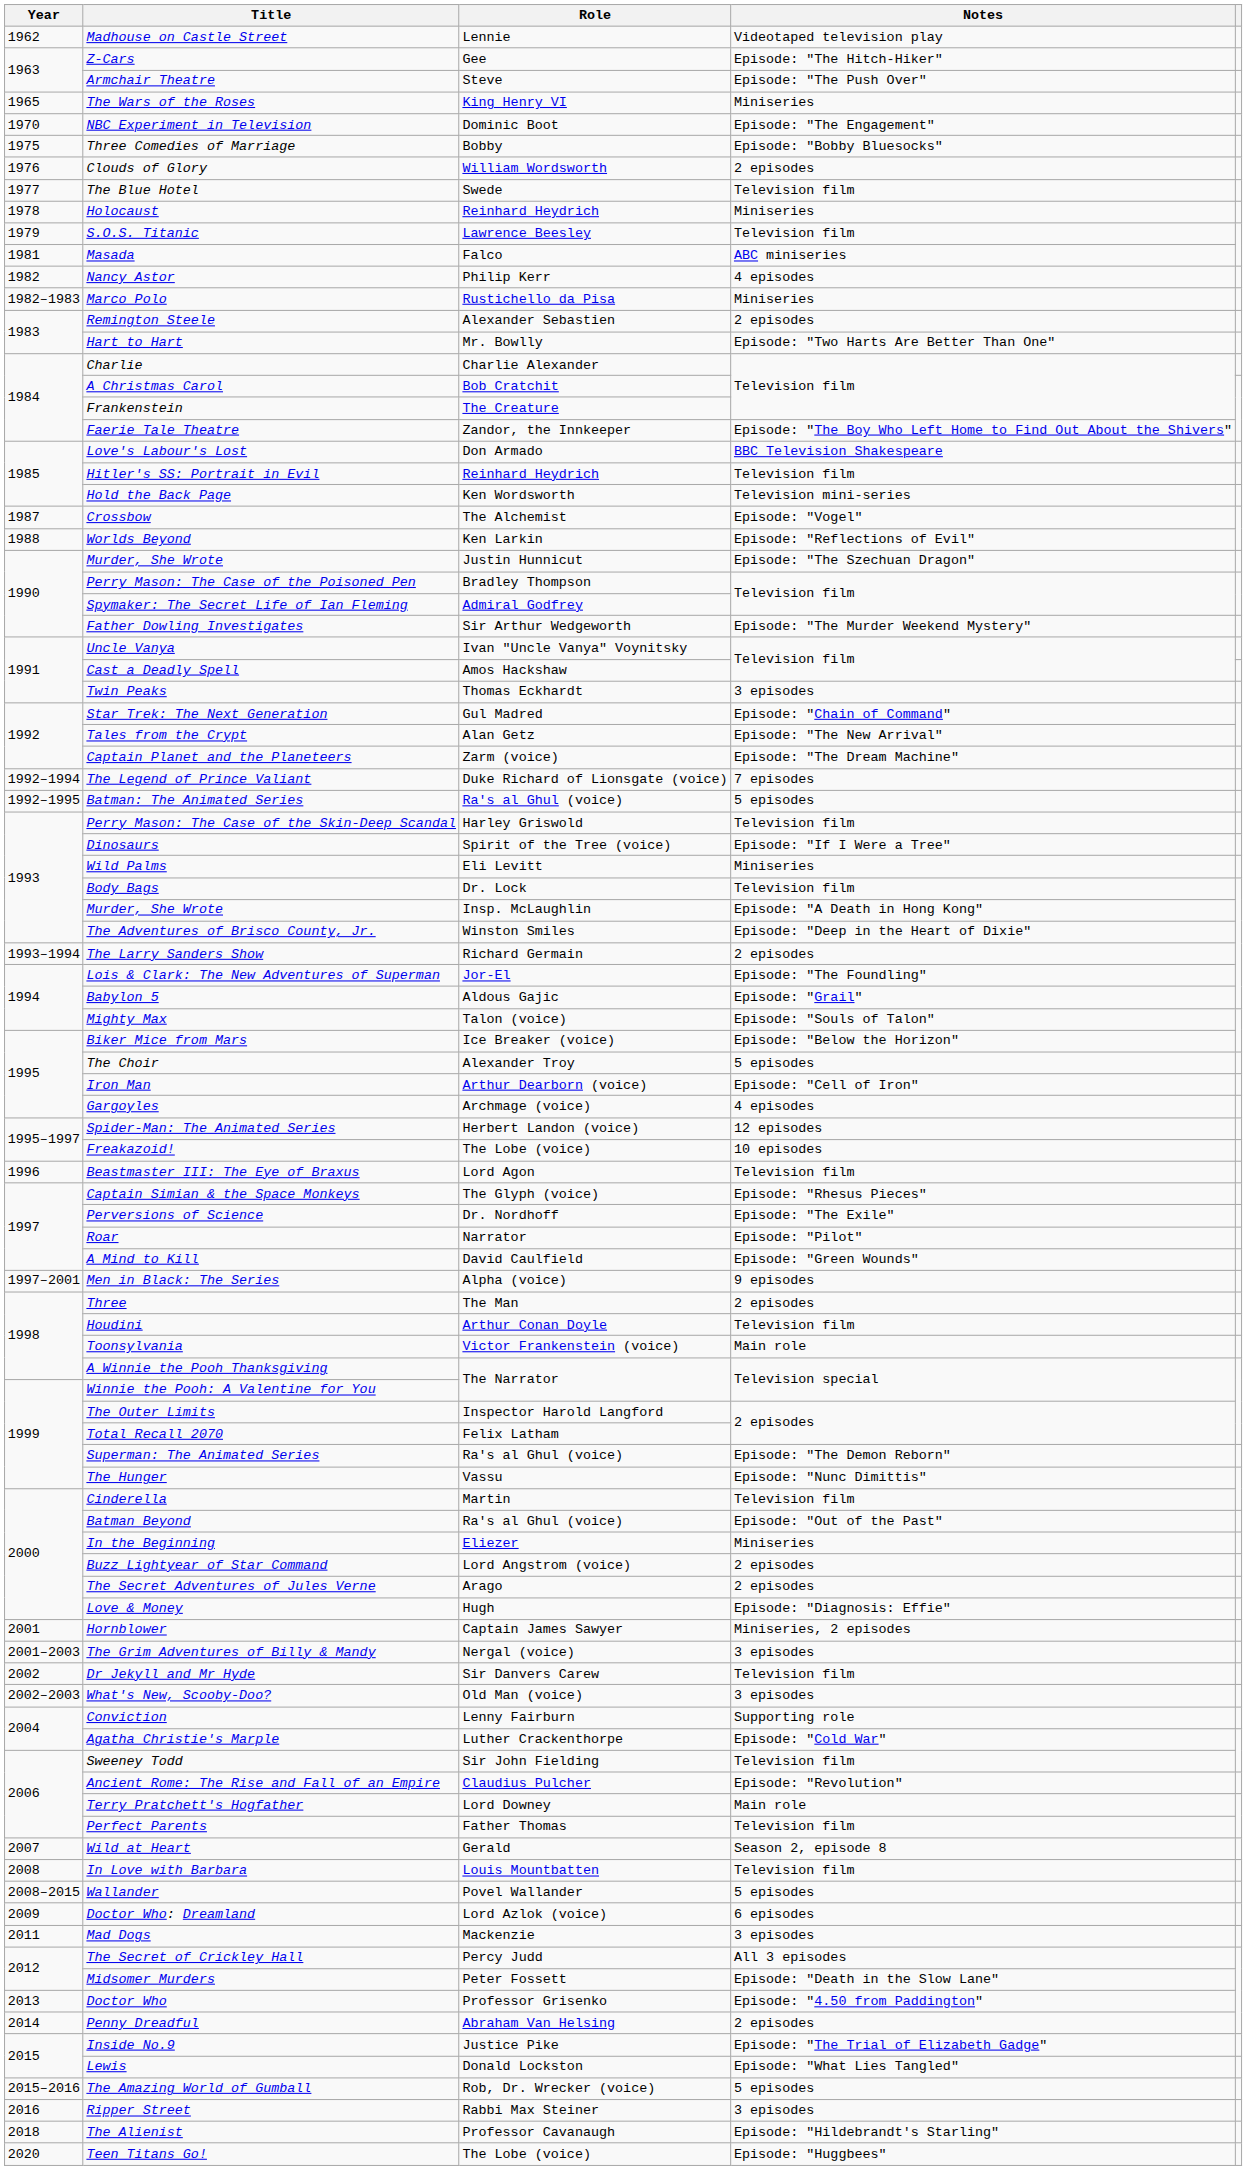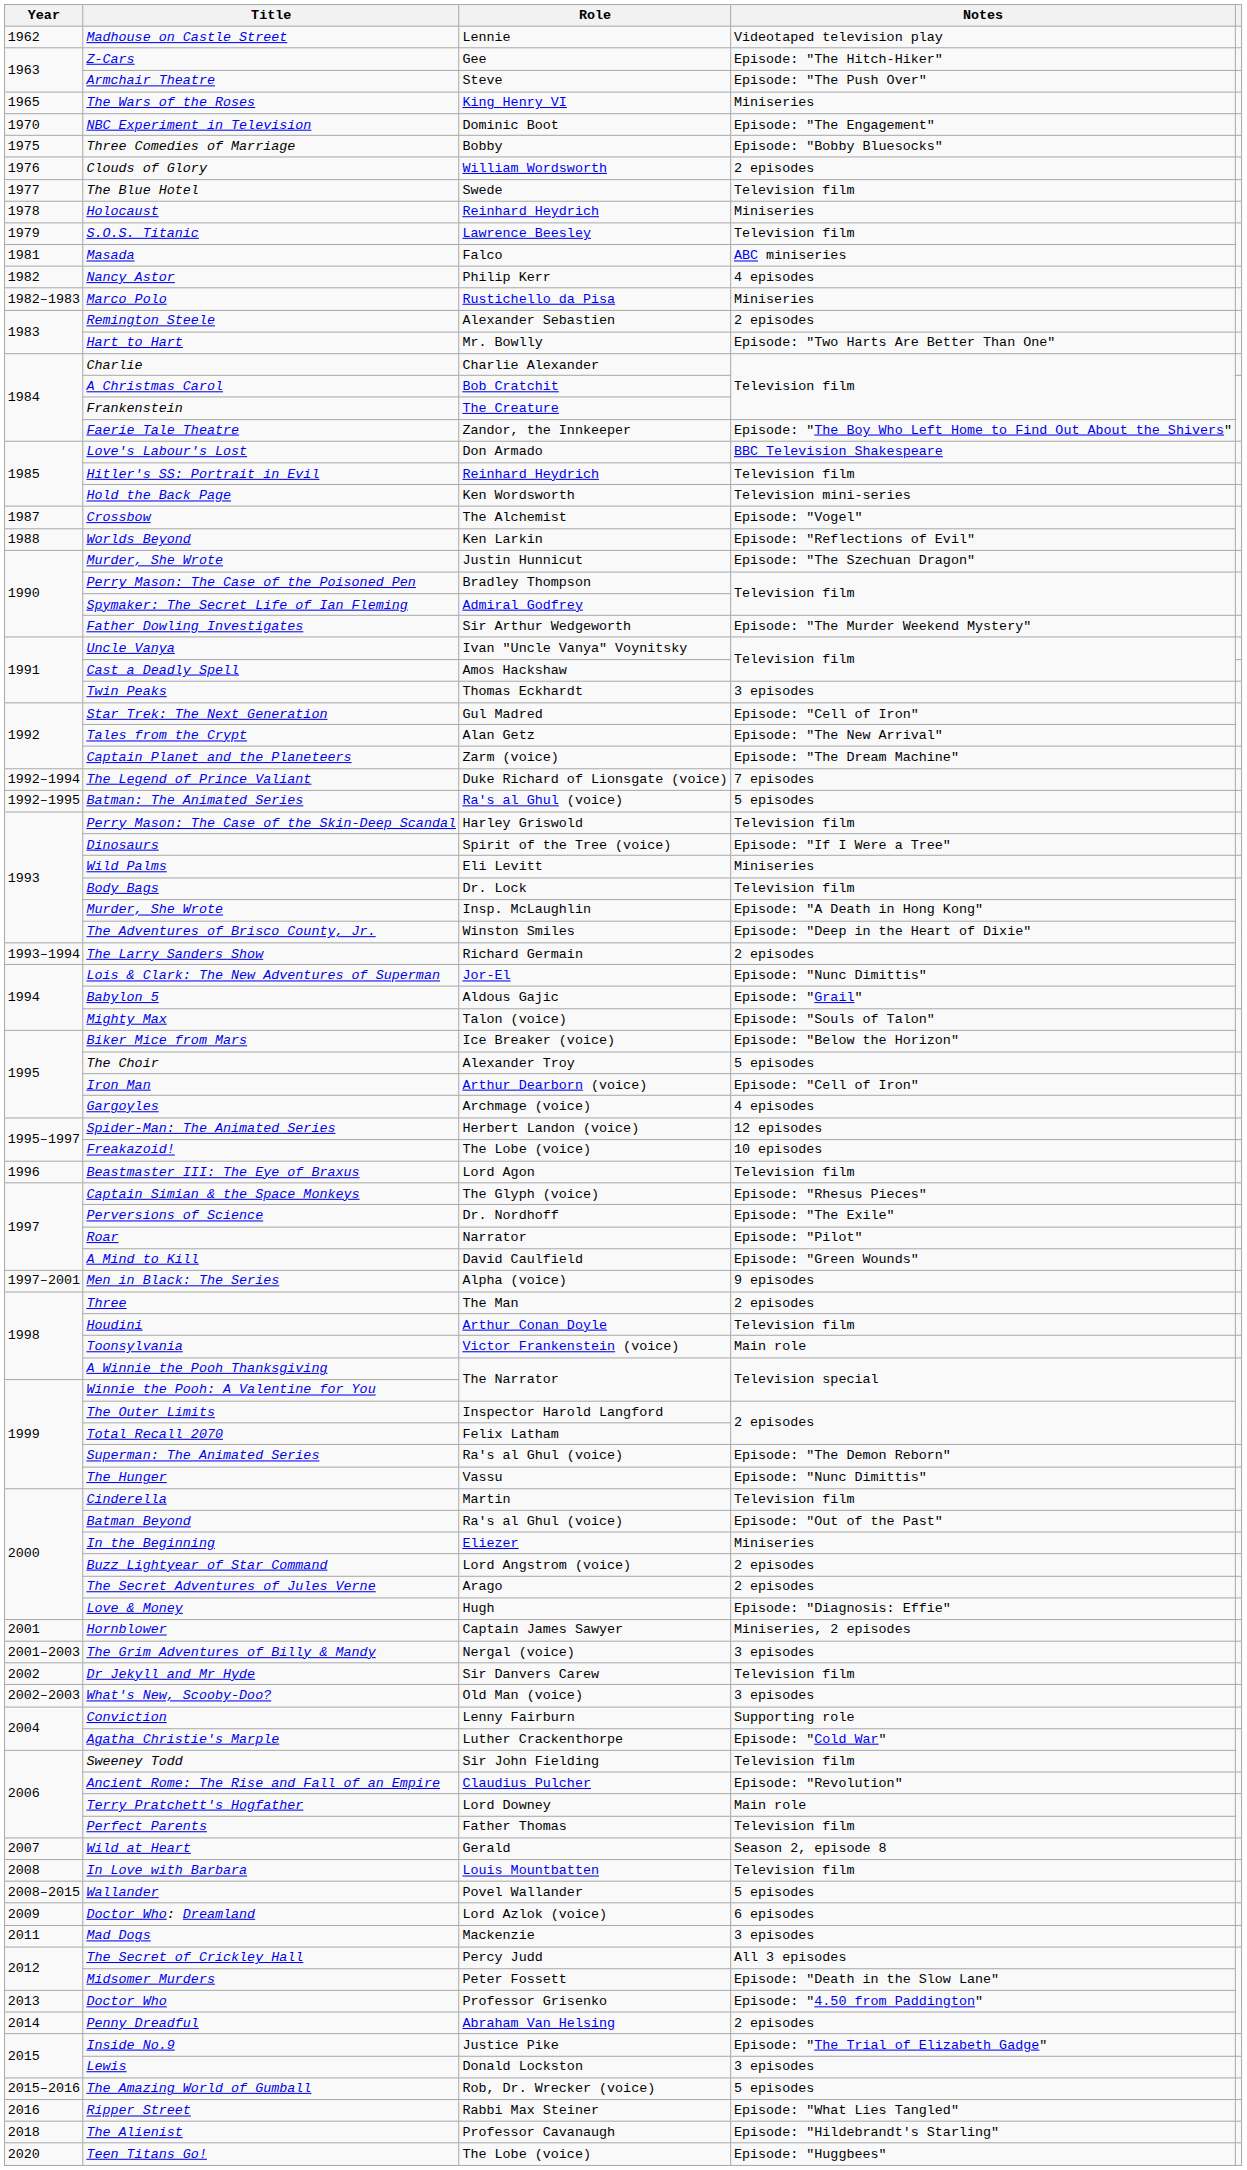(842, 714) Episode: "Chain of Command" -> (826, 714) Episode: "Cell of Iron"
(830, 976) Episode: "The Foundling" -> (830, 976) Episode: "Nunc Dimittis"
(846, 2067) Episode: "What Lies Tangled" -> (774, 2067) 3 episodes
(774, 2110) 3 episodes -> (846, 2110) Episode: "What Lies Tangled"
